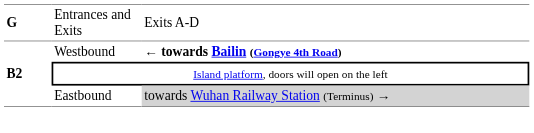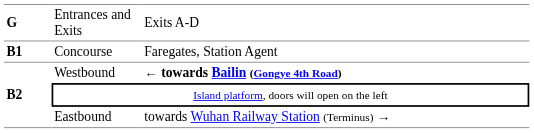+ row: (83, 51)
(267, 95) lightgrey background -> (267, 117) no background
